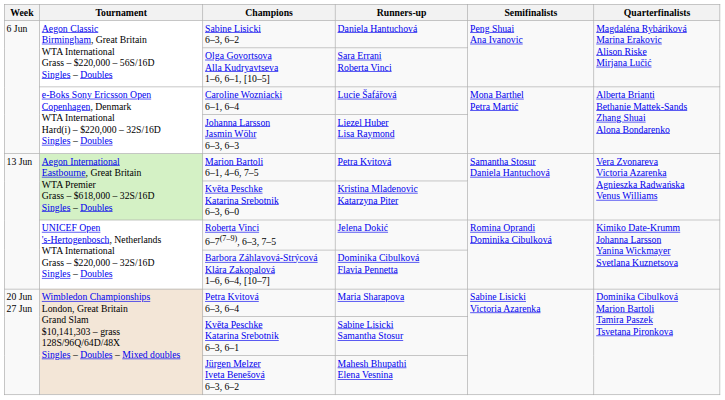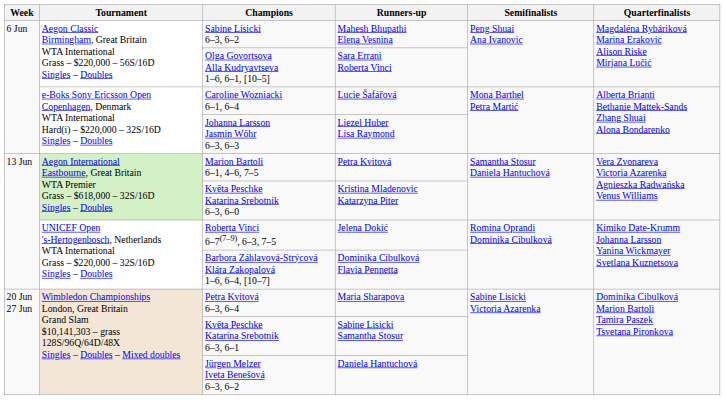(377, 28) Daniela Hantuchová -> (372, 34) Mahesh Bhupathi Elena Vesnina
(372, 369) Mahesh Bhupathi Elena Vesnina -> (377, 363) Daniela Hantuchová
